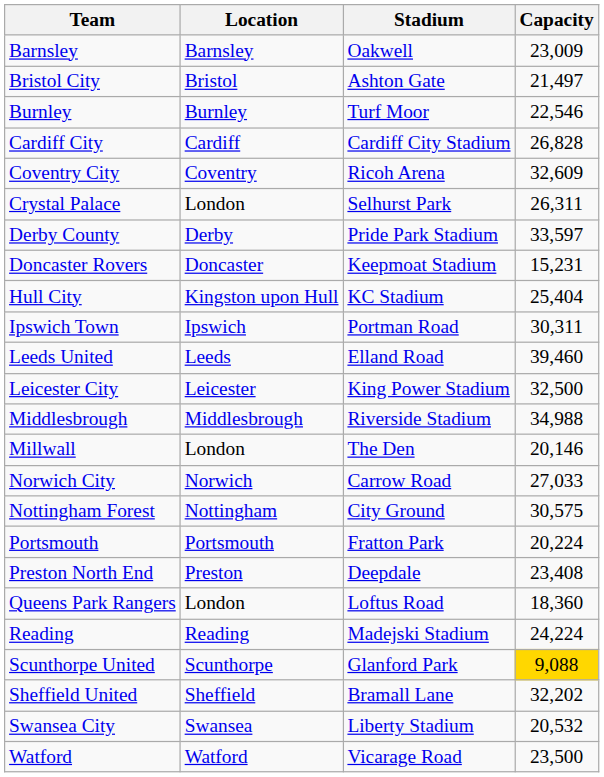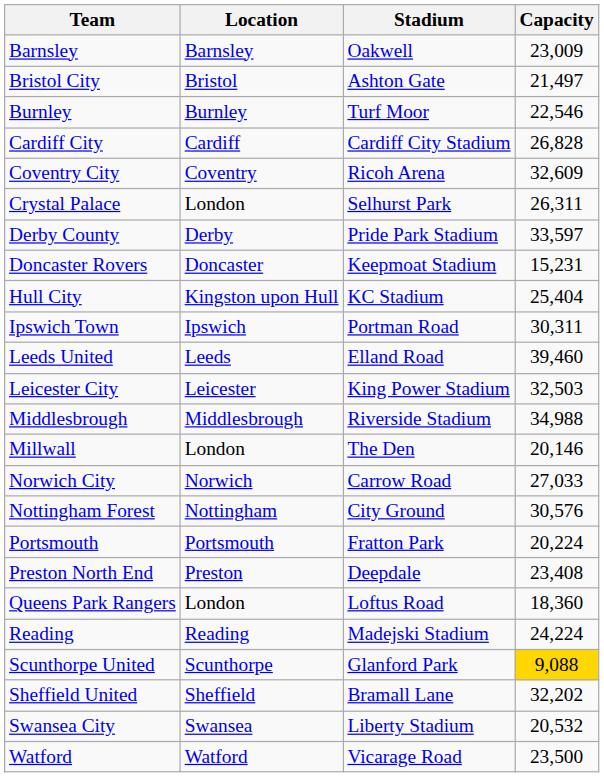(557, 388) 32,500 -> (557, 388) 32,503
(557, 511) 30,575 -> (557, 511) 30,576
